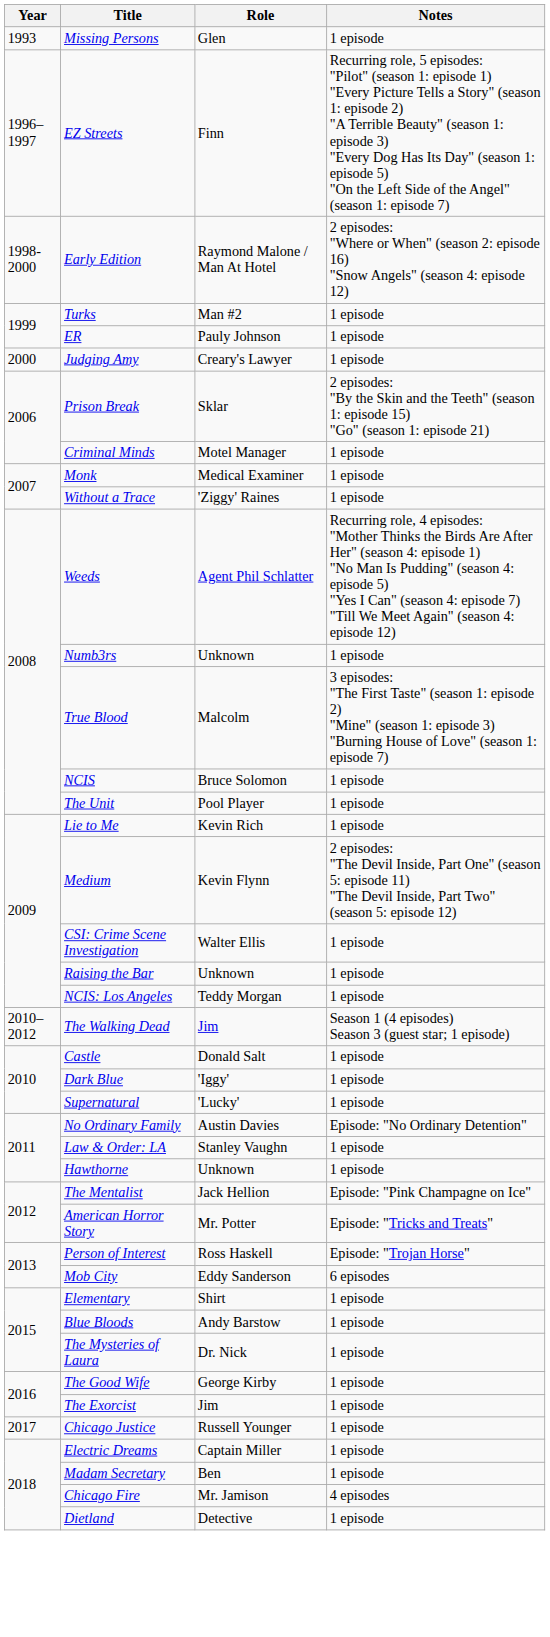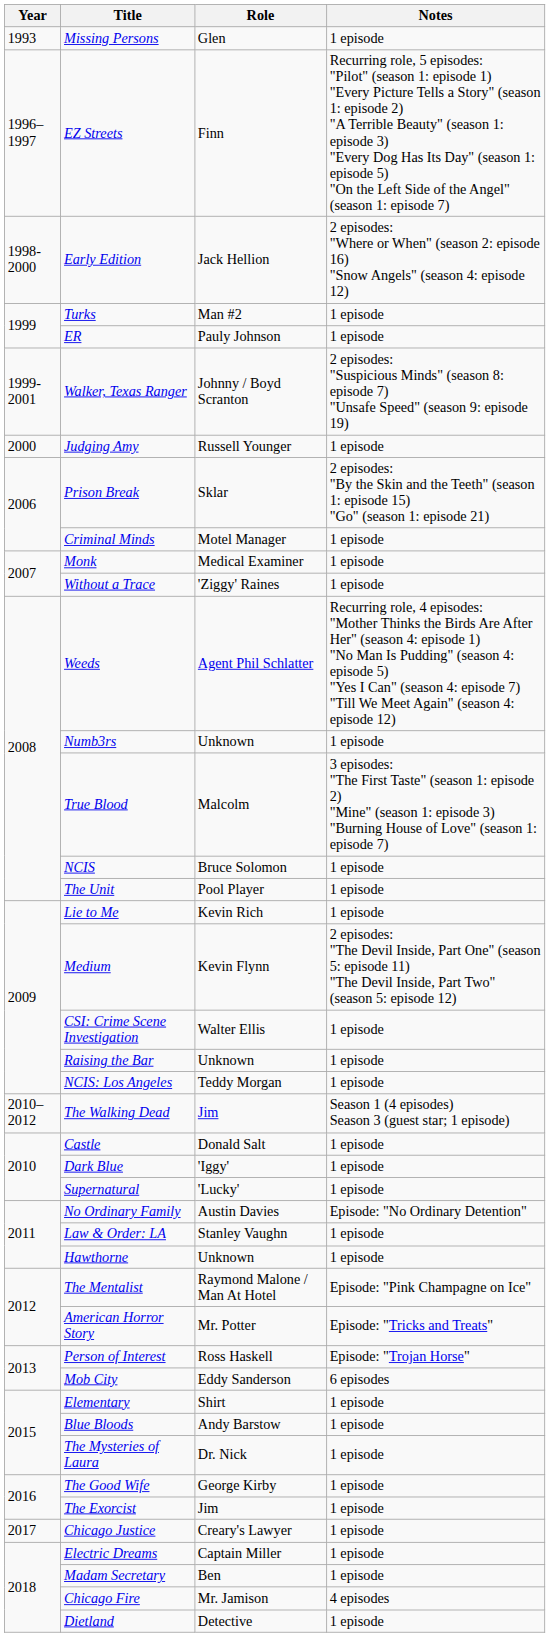(253, 259) Raymond Malone / Man At Hotel -> (234, 259) Jack Hellion
+ row: (125, 391)
(245, 359) Creary's Lawyer -> (245, 446) Russell Younger
(234, 1192) Jack Hellion -> (253, 1287) Raymond Malone / Man At Hotel
(245, 1428) Russell Younger -> (245, 1530) Creary's Lawyer
